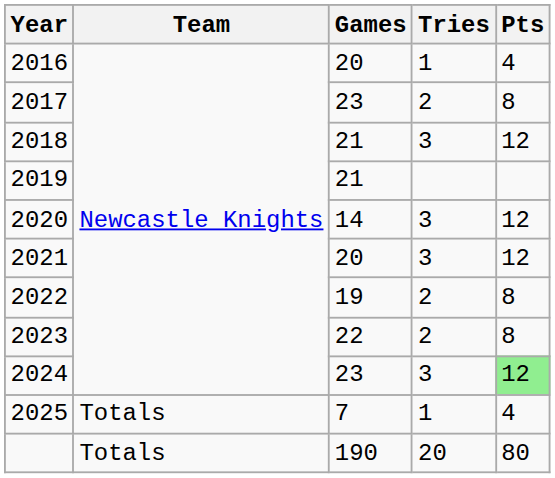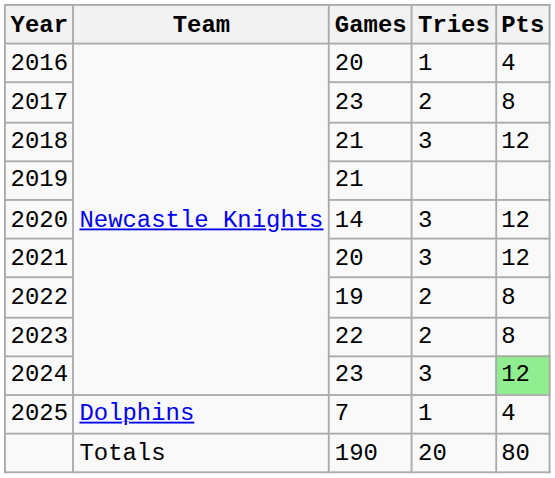(123, 414) Totals -> (137, 414) Dolphins
